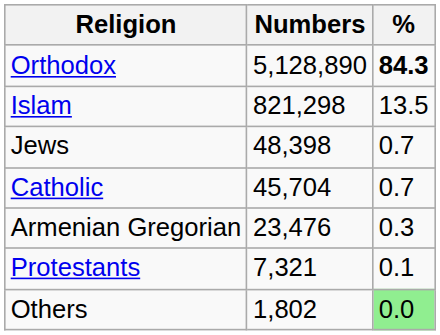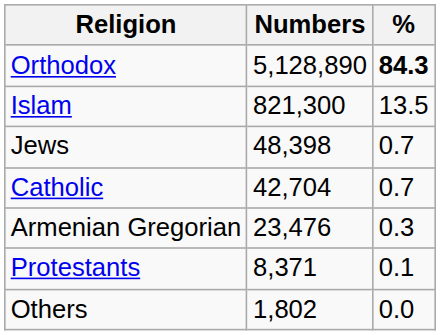(299, 106) 821,298 -> (299, 106) 821,300
(292, 187) 45,704 -> (292, 187) 42,704
(285, 268) 7,321 -> (285, 268) 8,371
(397, 308) lightgreen background -> (397, 308) no background
